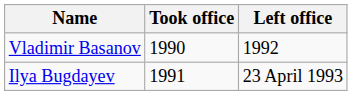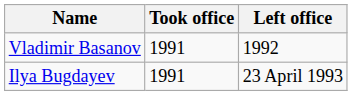(167, 47) 1990 -> (167, 47) 1991
